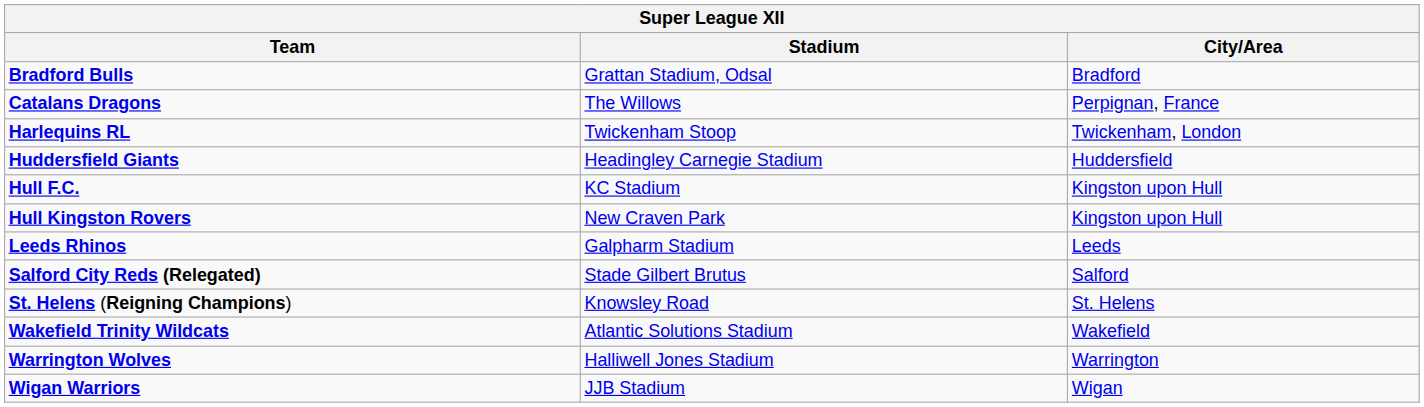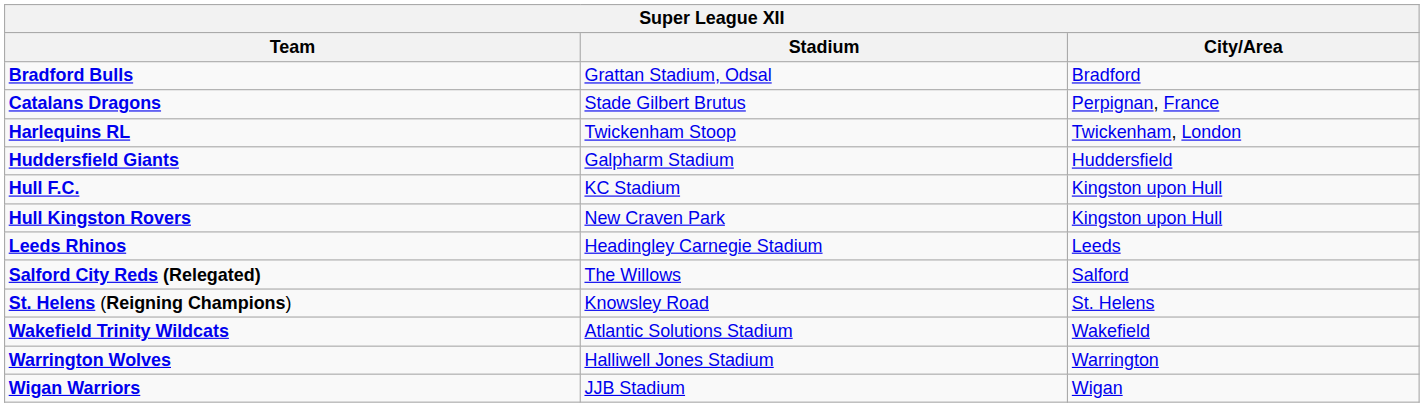(633, 103) The Willows -> (665, 103) Stade Gilbert Brutus
(704, 160) Headingley Carnegie Stadium -> (659, 160) Galpharm Stadium
(659, 246) Galpharm Stadium -> (704, 246) Headingley Carnegie Stadium
(665, 274) Stade Gilbert Brutus -> (633, 274) The Willows
